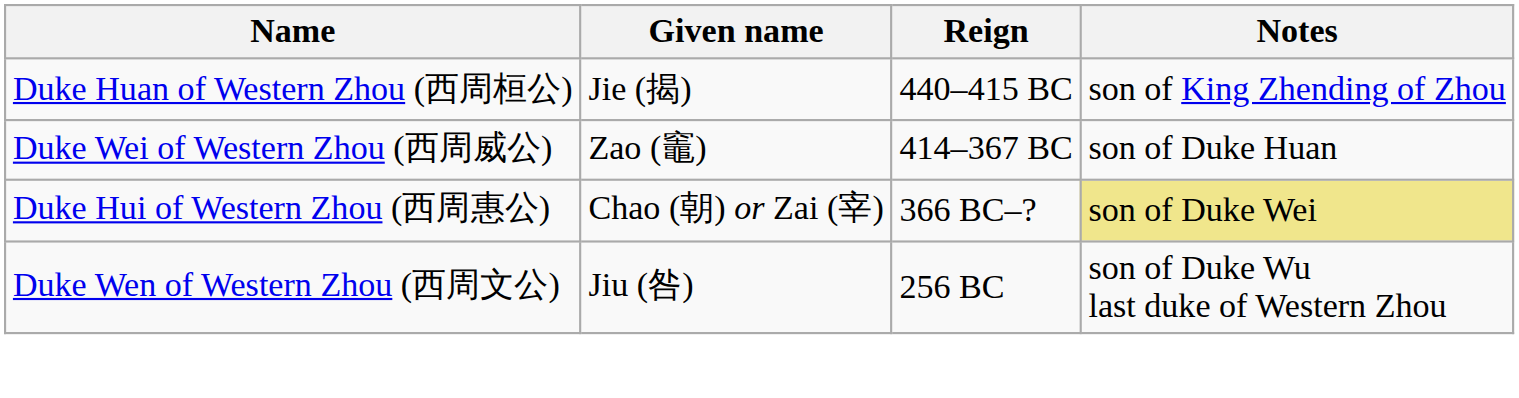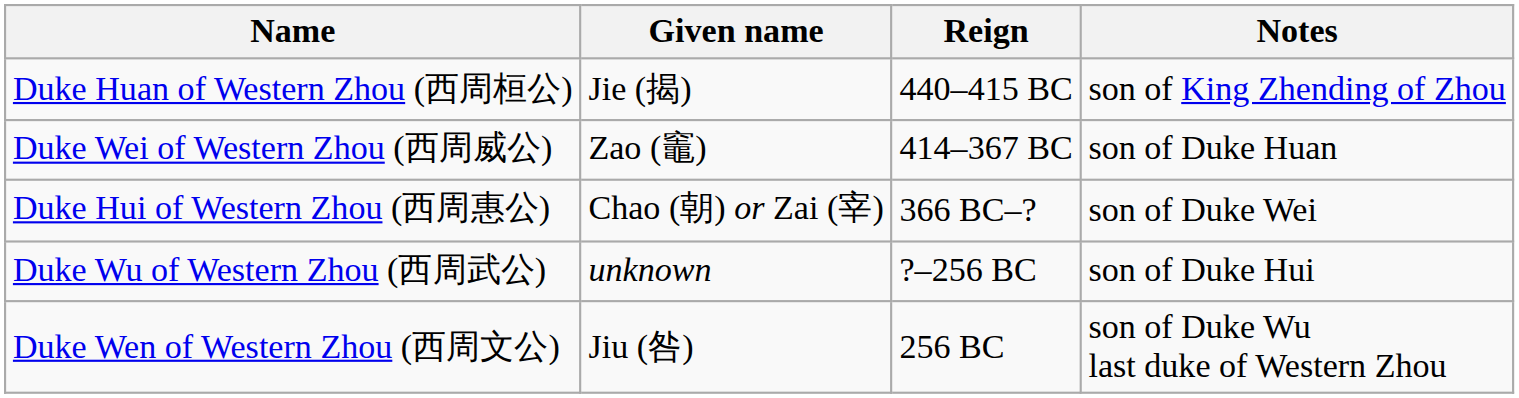(1203, 209) khaki background -> (1203, 209) no background
+ row: (280, 269)
